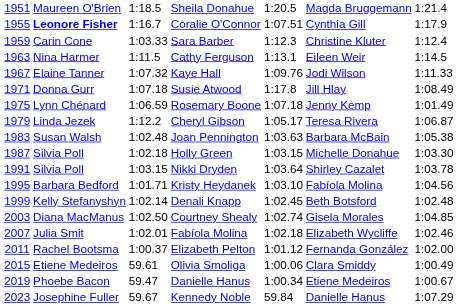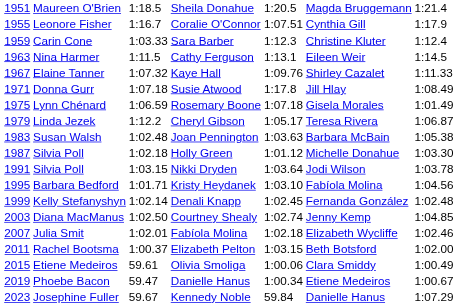(75, 24) bold -> (72, 24) normal
(336, 73) Jodi Wilson -> (345, 73) Shirley Cazalet
(338, 105) Jenny Kemp -> (345, 105) Gisela Morales
(283, 153) 1:03.15 -> (283, 153) 1:01.12
(345, 169) Shirley Cazalet -> (336, 169) Jodi Wilson
(341, 201) Beth Botsford -> (357, 201) Fernanda González
(345, 217) Gisela Morales -> (338, 217) Jenny Kemp
(283, 249) 1:01.12 -> (283, 249) 1:03.15
(357, 249) Fernanda González -> (341, 249) Beth Botsford
